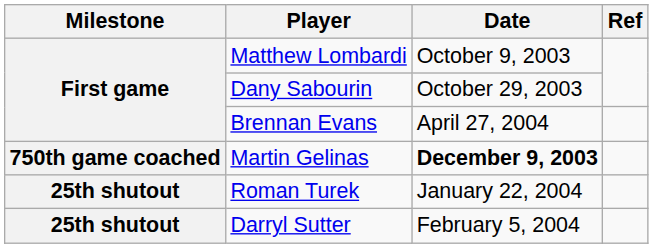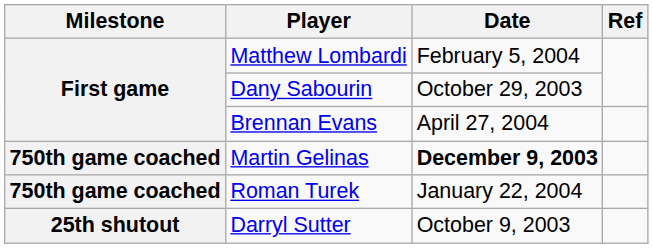(494, 55) October 9, 2003 -> (498, 55) February 5, 2004
(115, 191) 25th shutout -> (115, 191) 750th game coached
(498, 225) February 5, 2004 -> (494, 225) October 9, 2003
